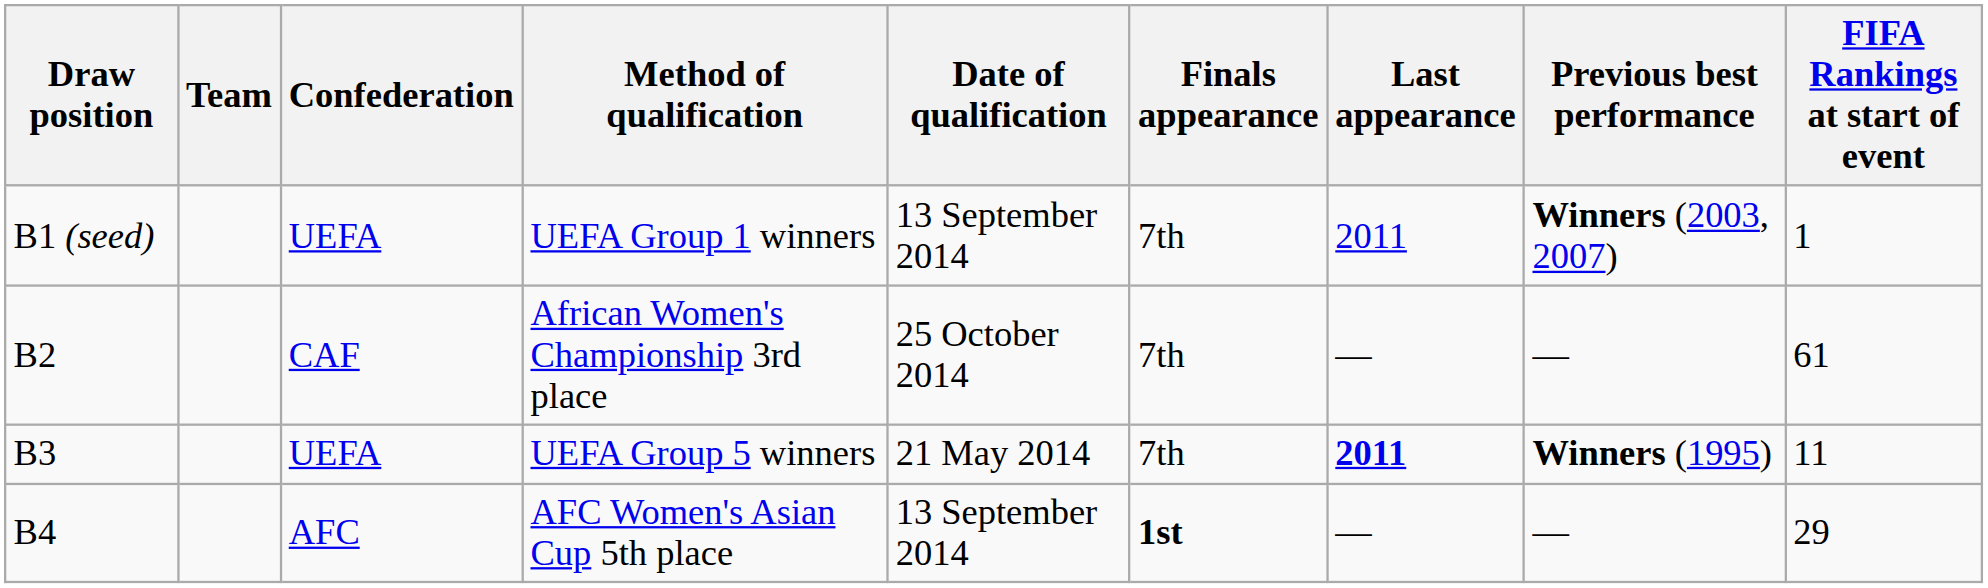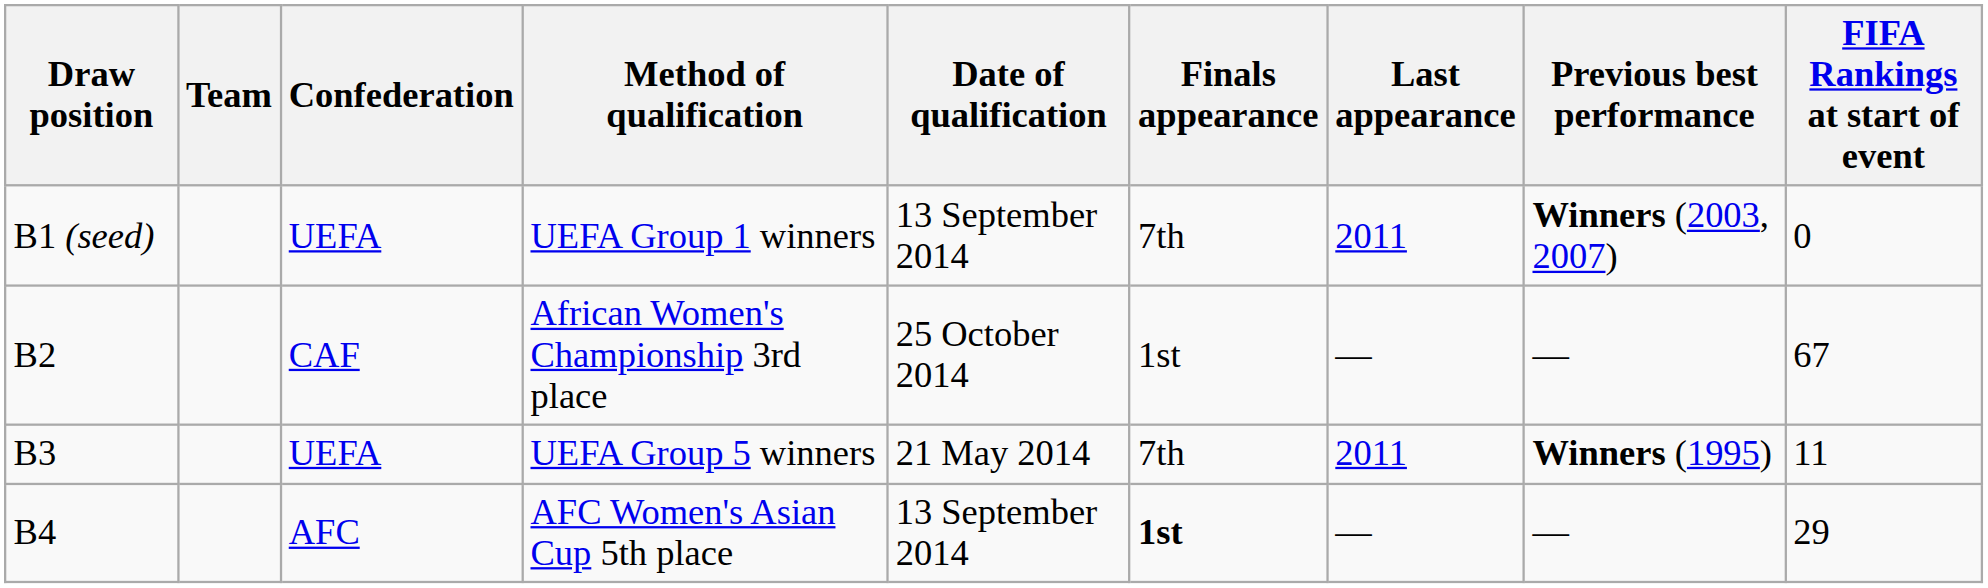(1802, 234) 1 -> (1802, 234) 0
(1161, 354) 7th -> (1159, 354) 1st
(1812, 354) 61 -> (1812, 354) 67
(1371, 453) bold -> (1371, 453) normal
